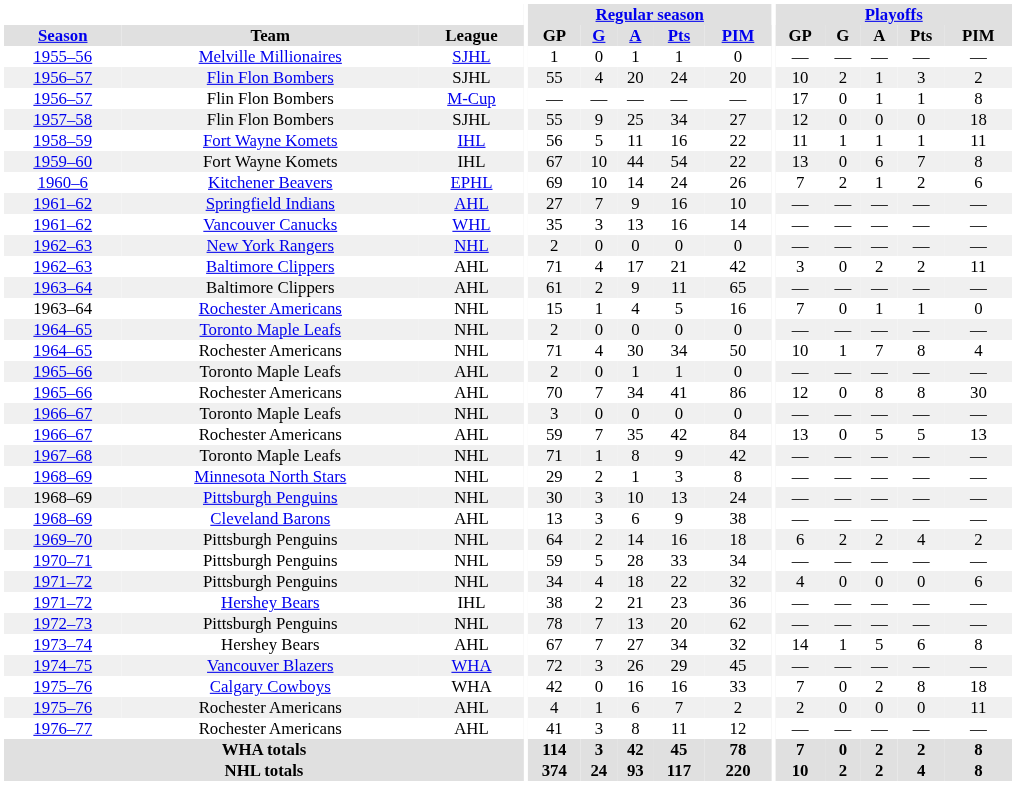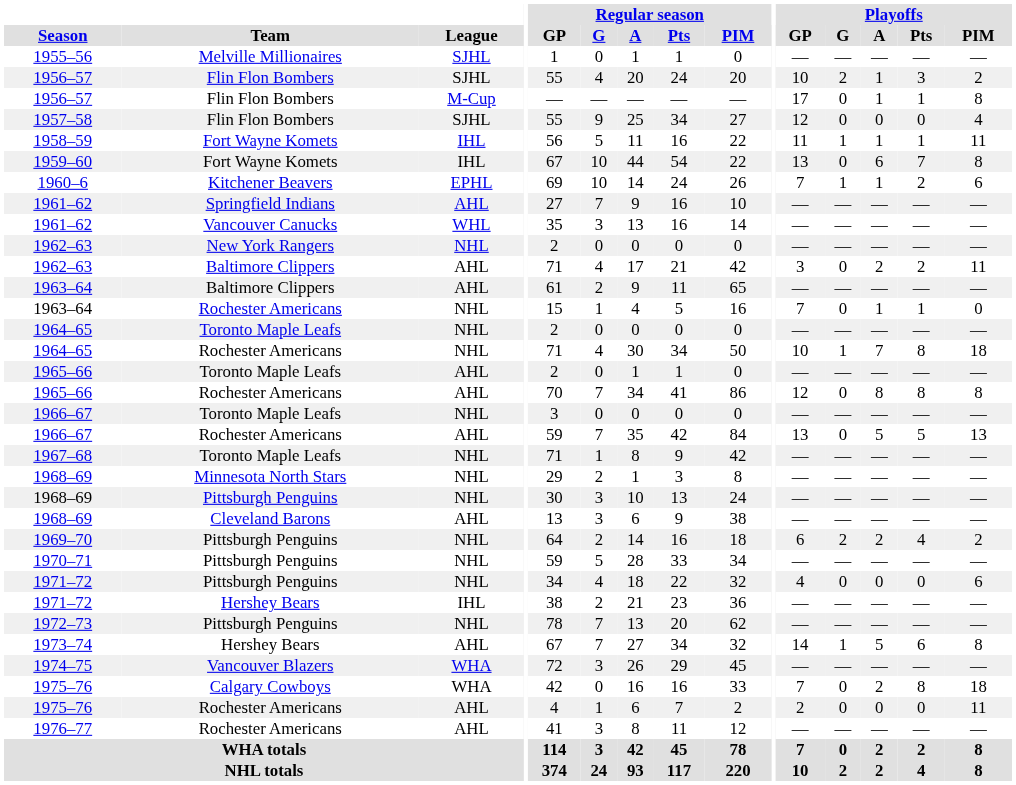(978, 119) 18 -> (978, 119) 4
(843, 182) 2 -> (843, 182) 1
(978, 350) 4 -> (978, 350) 18
(978, 392) 30 -> (978, 392) 8
